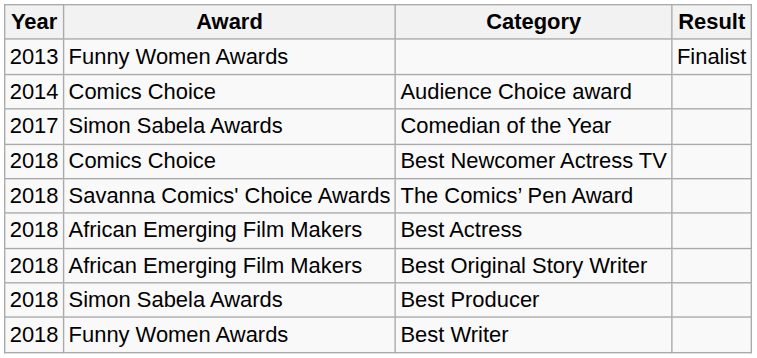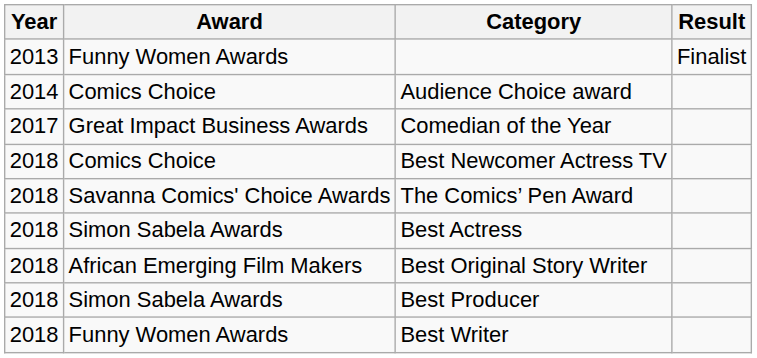(176, 126) Simon Sabela Awards -> (218, 126) Great Impact Business Awards
(215, 230) African Emerging Film Makers -> (176, 230) Simon Sabela Awards
